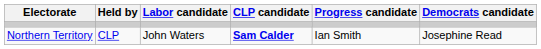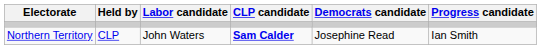columns swapped: (478, 13) <-> (366, 13)
